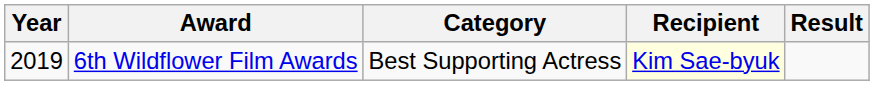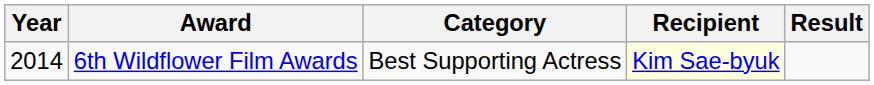(37, 60) 2019 -> (37, 60) 2014
